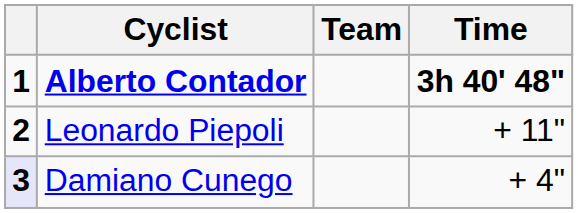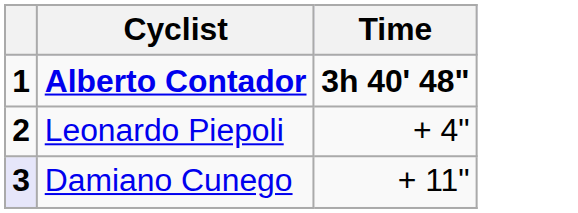- column: (362, 29)
(529, 130) + 11" -> (441, 130) + 4"
(537, 181) + 4" -> (434, 181) + 11"
